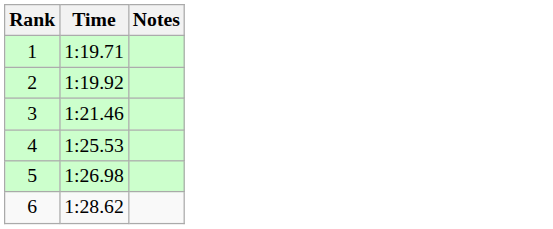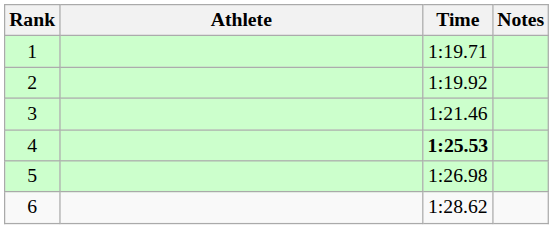+ column: (241, 20)
(94, 144) normal -> (458, 144) bold
